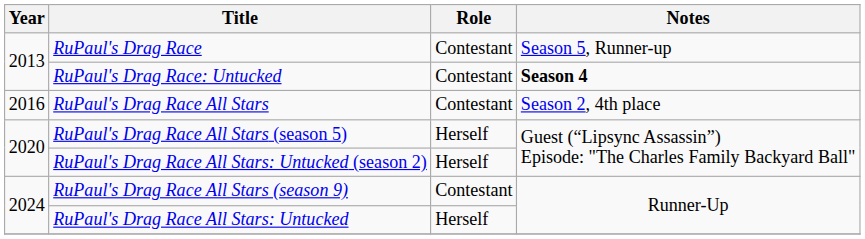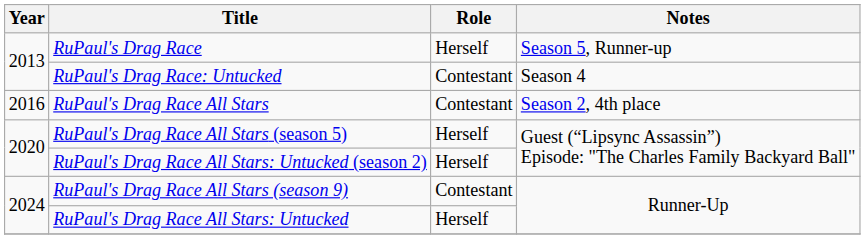(474, 47) Contestant -> (462, 47) Herself
(554, 76) bold -> (553, 76) normal
